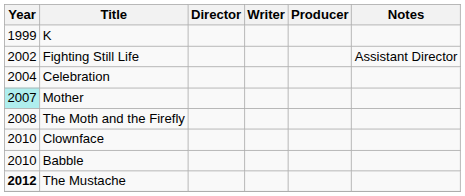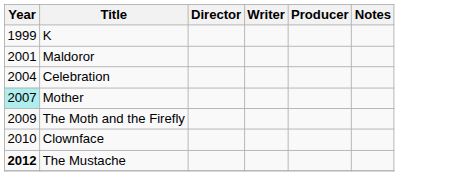+ row: (69, 56)
- row: (91, 56)
(22, 118) 2008 -> (22, 118) 2009
- row: (63, 160)
